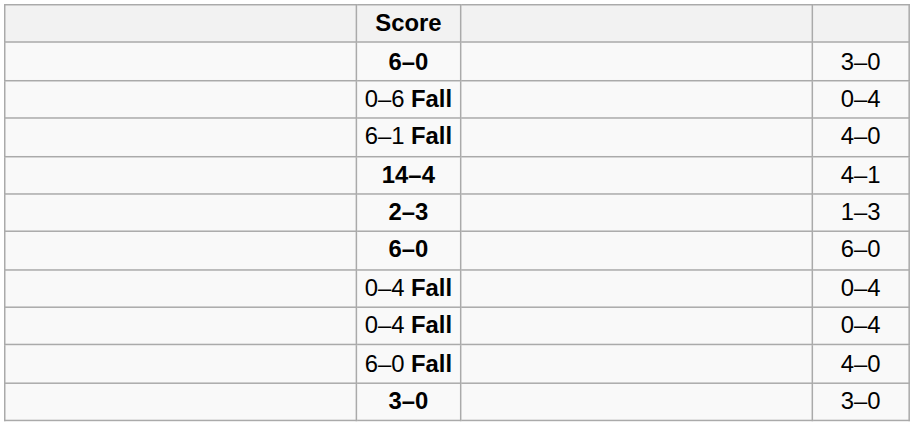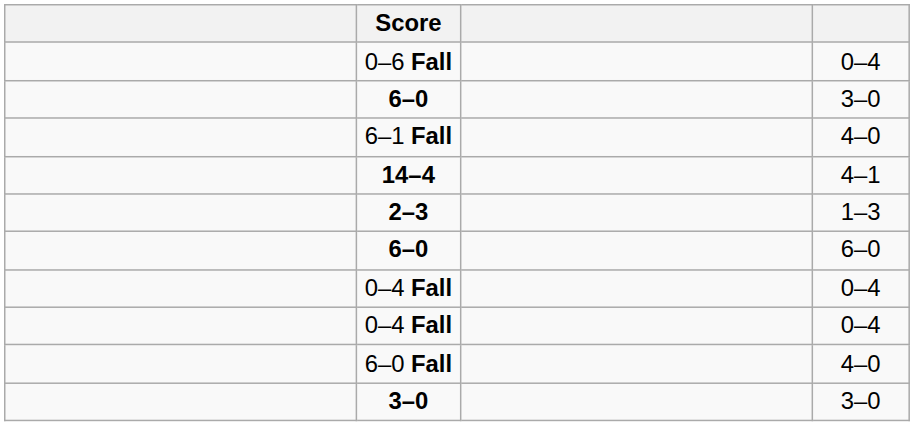rows swapped: (408, 61) <-> (408, 99)
